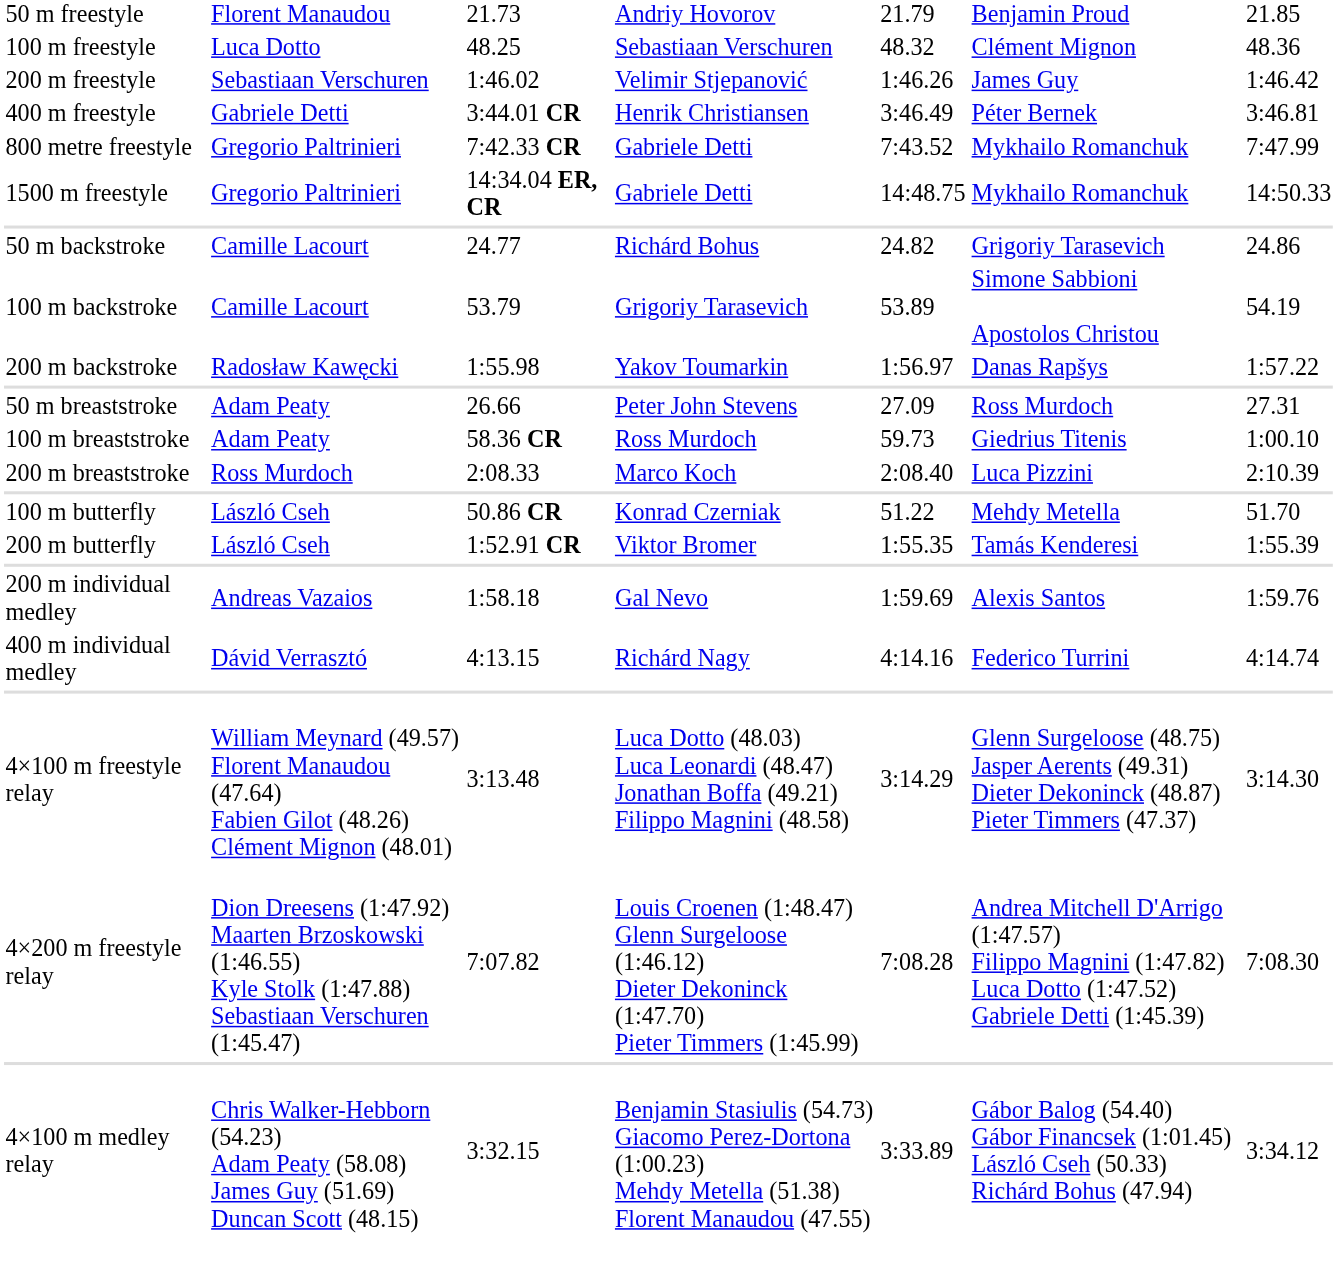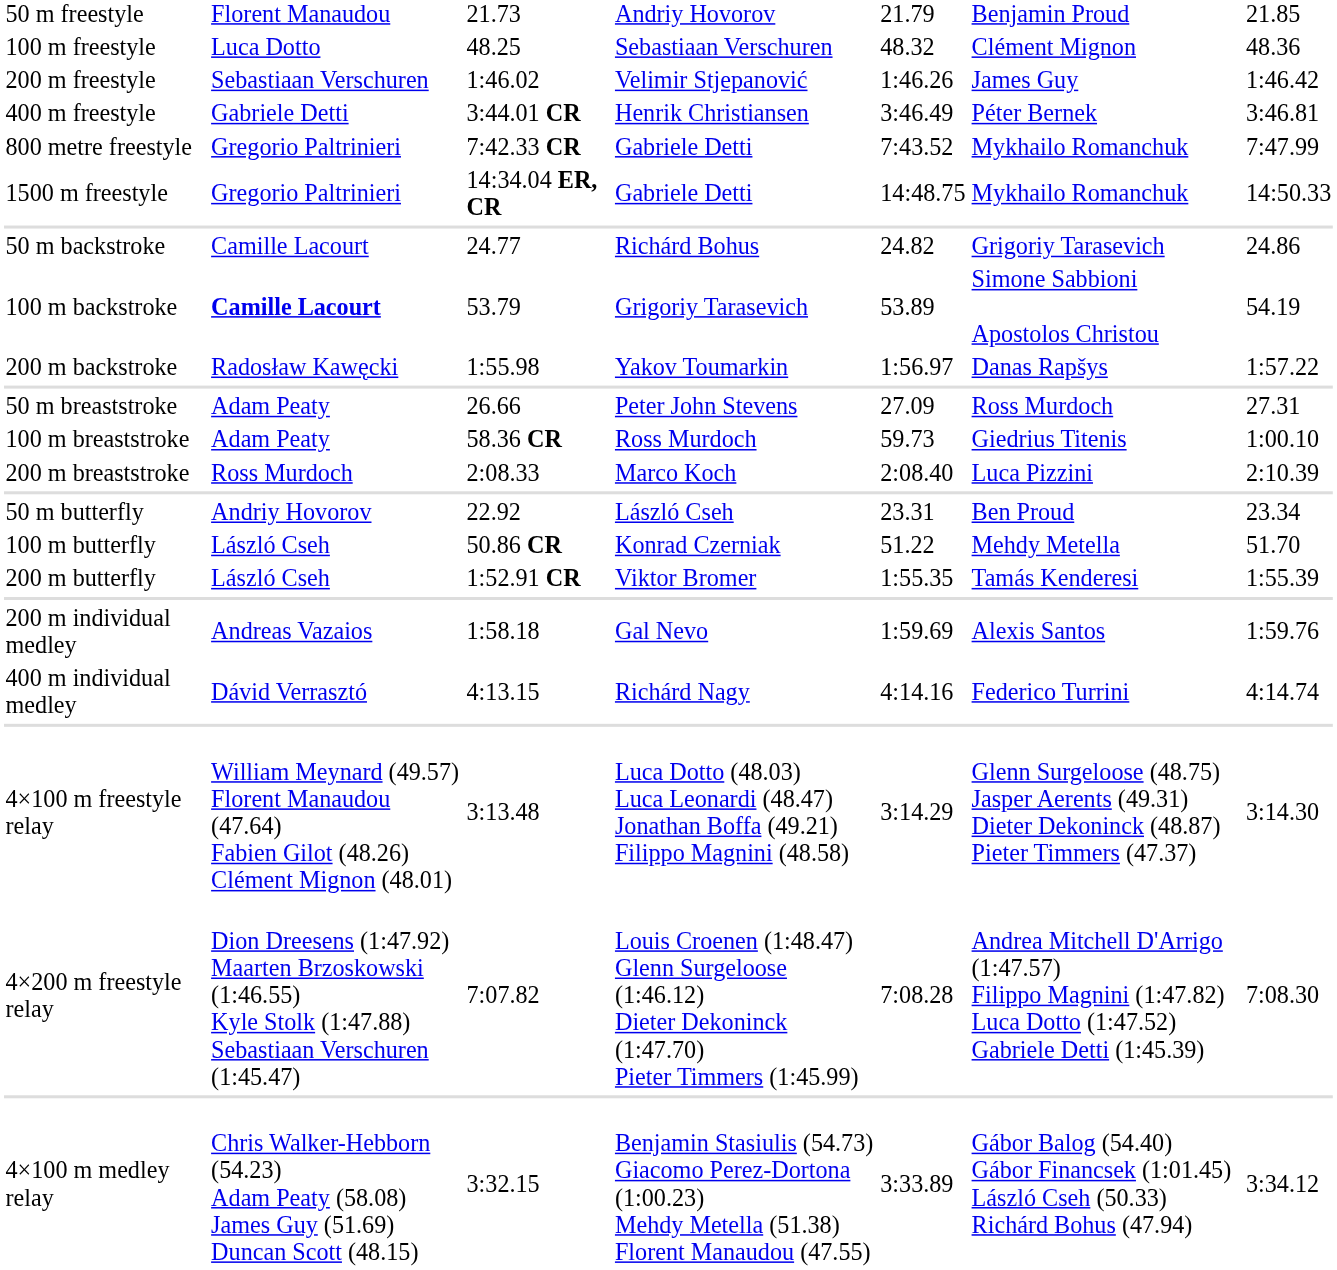(290, 306) normal -> (296, 306) bold
+ row: (75, 512)
